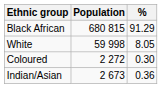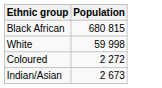- column: (142, 12)
